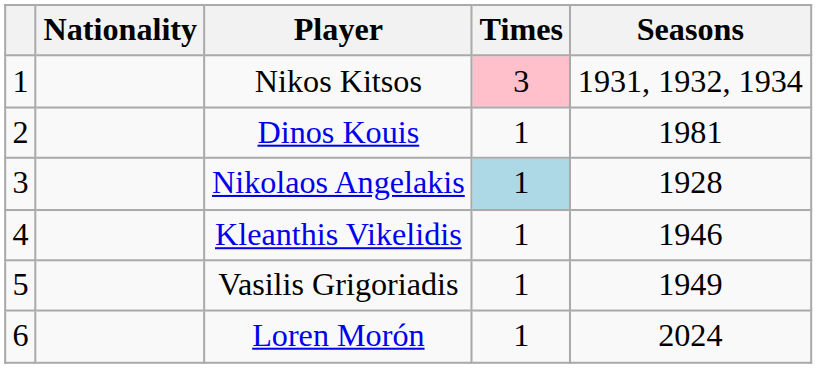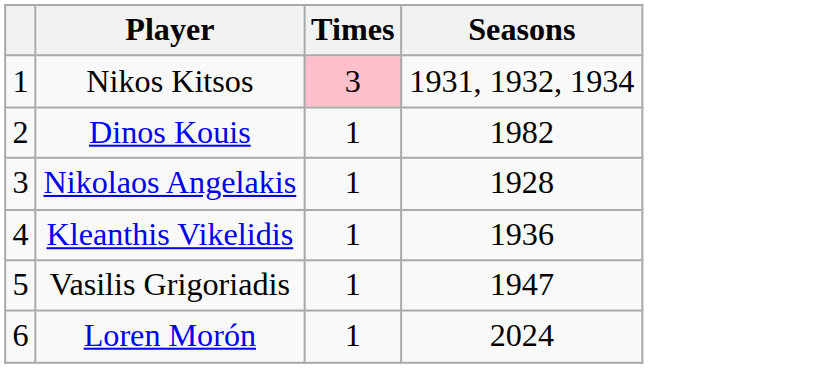- column: (120, 30)
(690, 132) 1981 -> (522, 132) 1982
(521, 183) lightblue background -> (353, 183) no background
(690, 234) 1946 -> (522, 234) 1936
(690, 285) 1949 -> (522, 285) 1947
